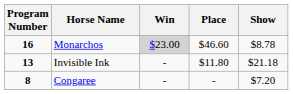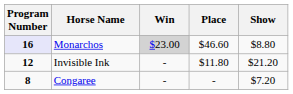(28, 44) no background -> (28, 44) lavender background
(263, 44) $8.78 -> (263, 44) $8.80
(28, 62) 13 -> (28, 62) 12
(263, 62) $21.18 -> (263, 62) $21.20
